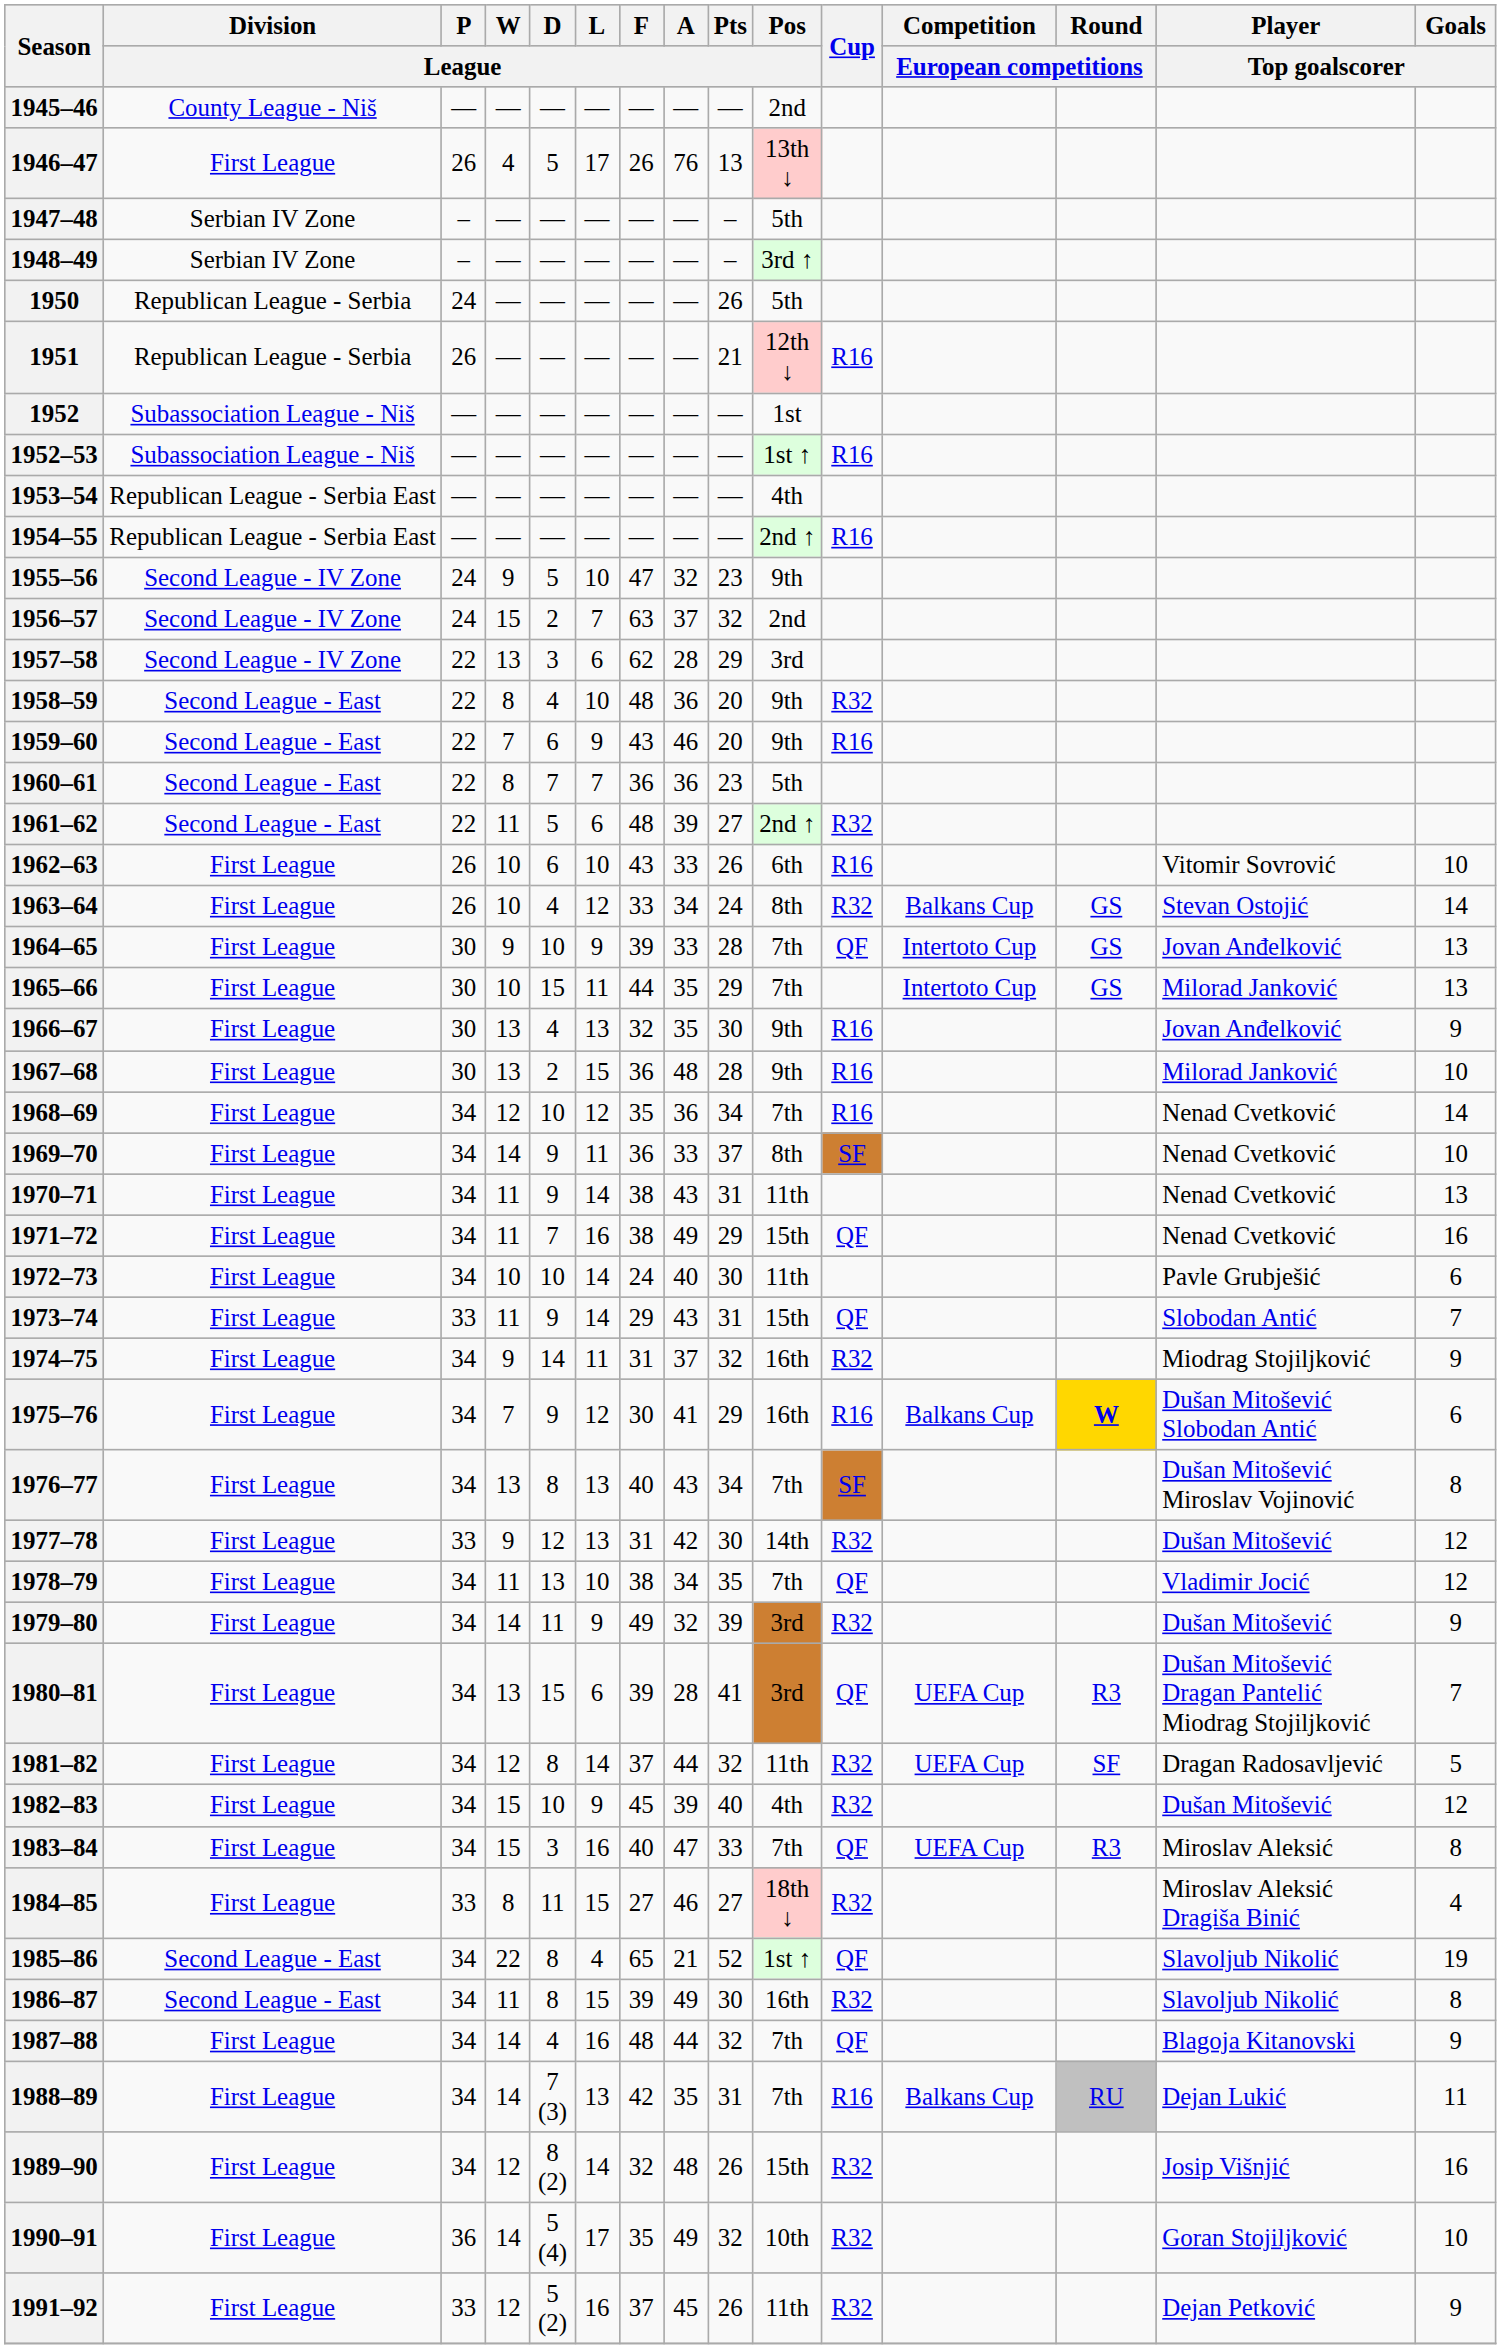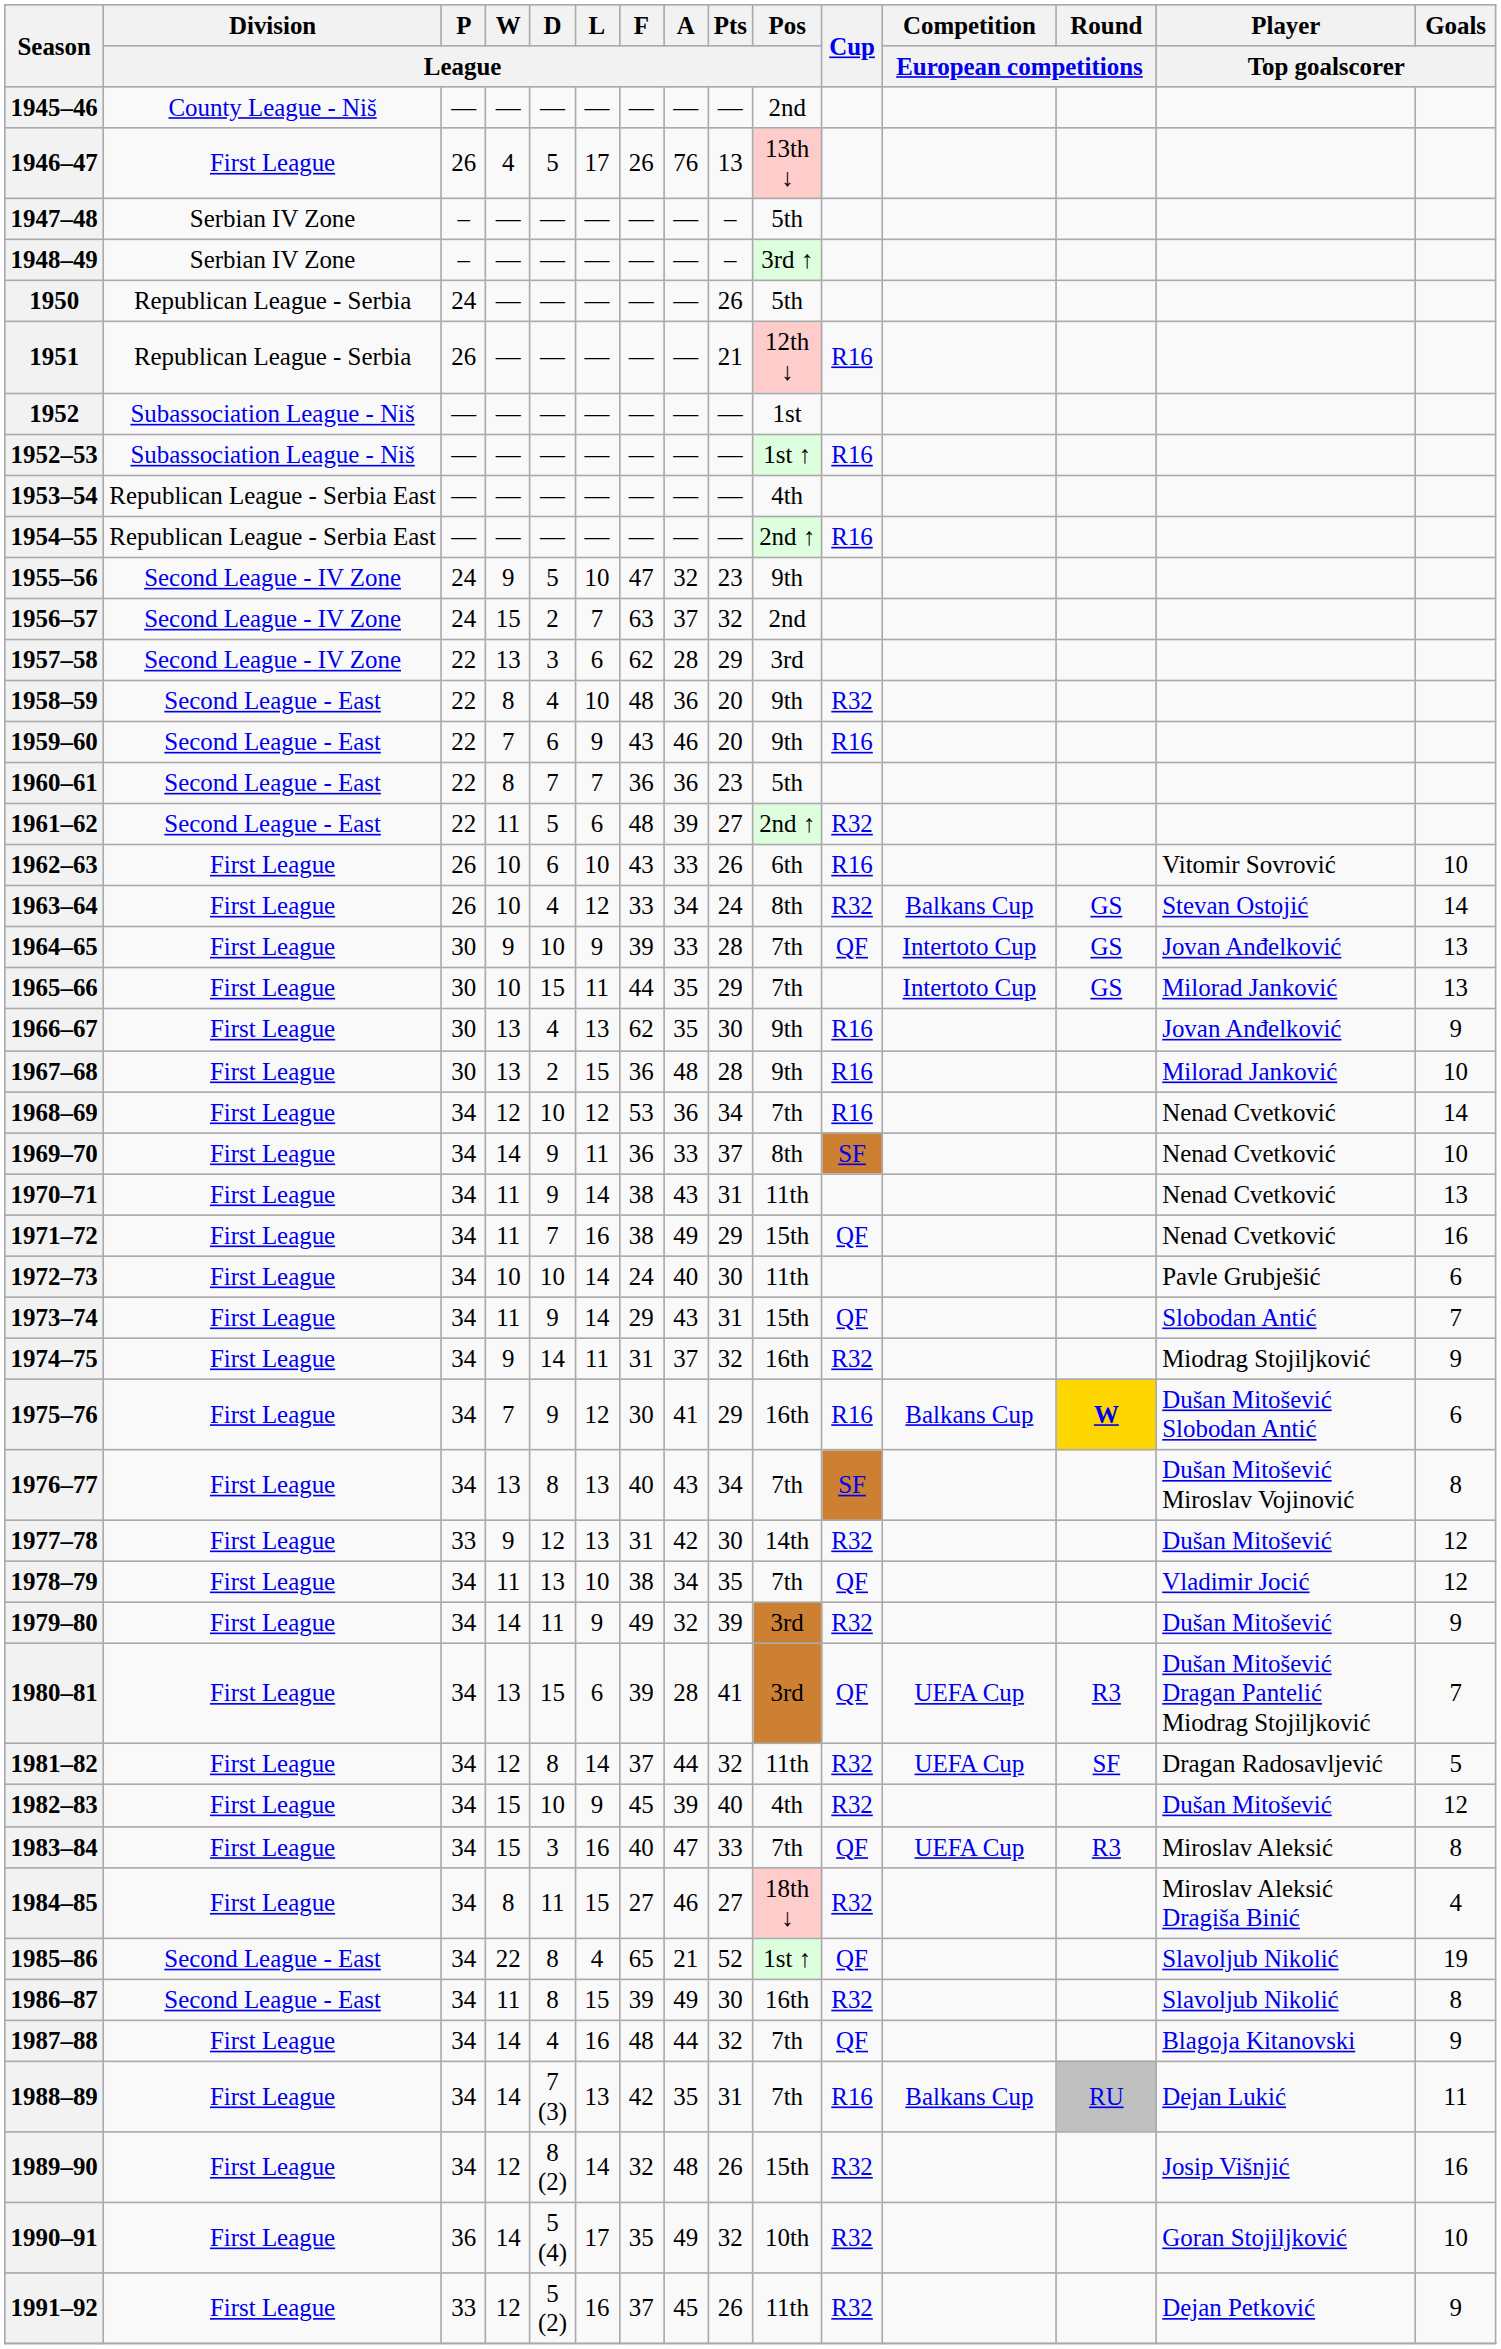(641, 1029) 32 -> (641, 1029) 62
(641, 1111) 35 -> (641, 1111) 53
(464, 1317) 33 -> (464, 1317) 34
(464, 1902) 33 -> (464, 1902) 34
